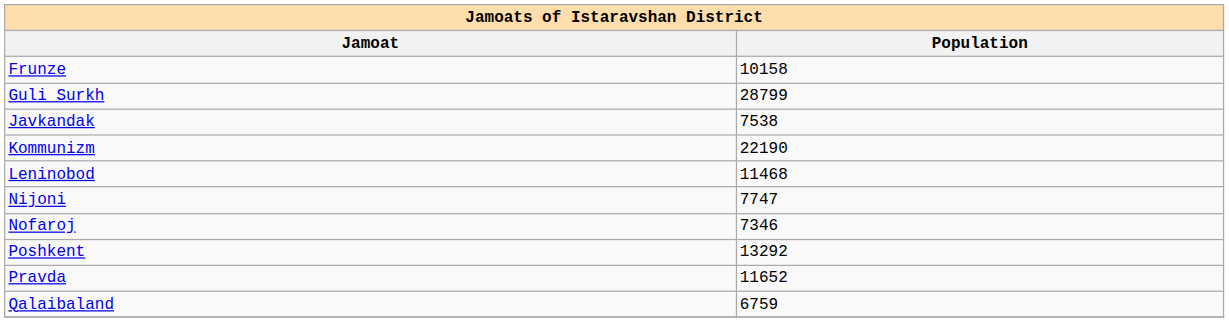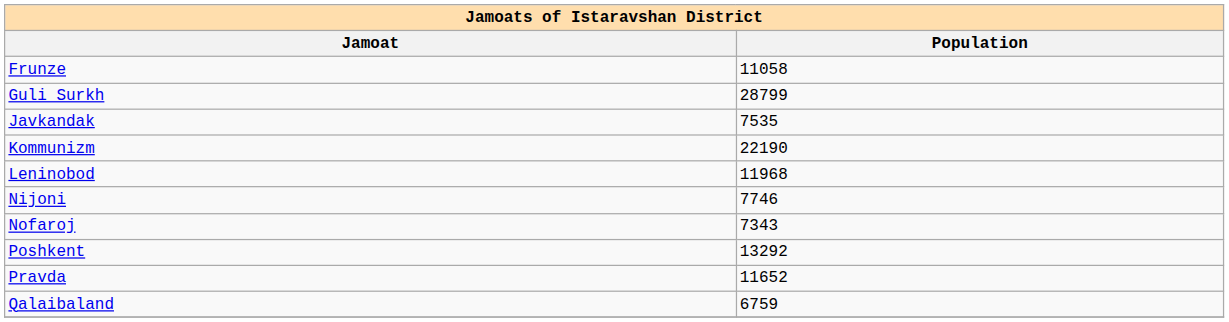(764, 70) 10158 -> (764, 70) 11058
(759, 122) 7538 -> (759, 122) 7535
(764, 174) 11468 -> (764, 174) 11968
(759, 200) 7747 -> (759, 200) 7746
(759, 226) 7346 -> (759, 226) 7343
